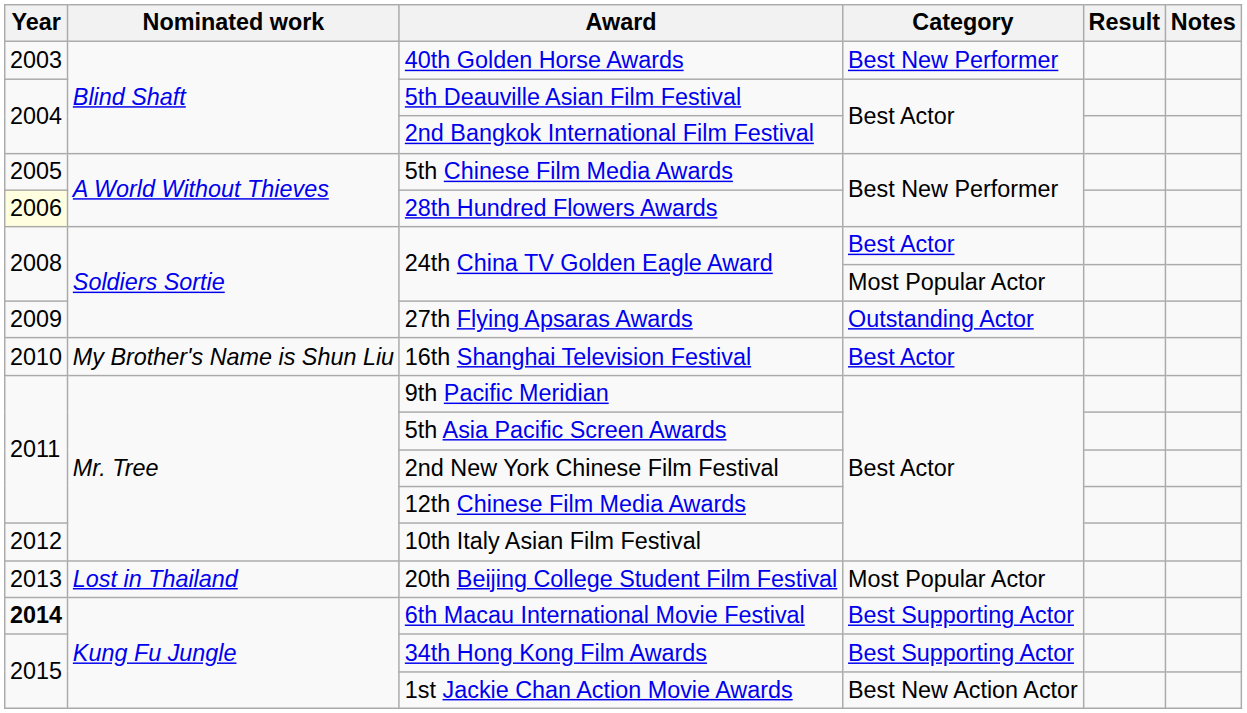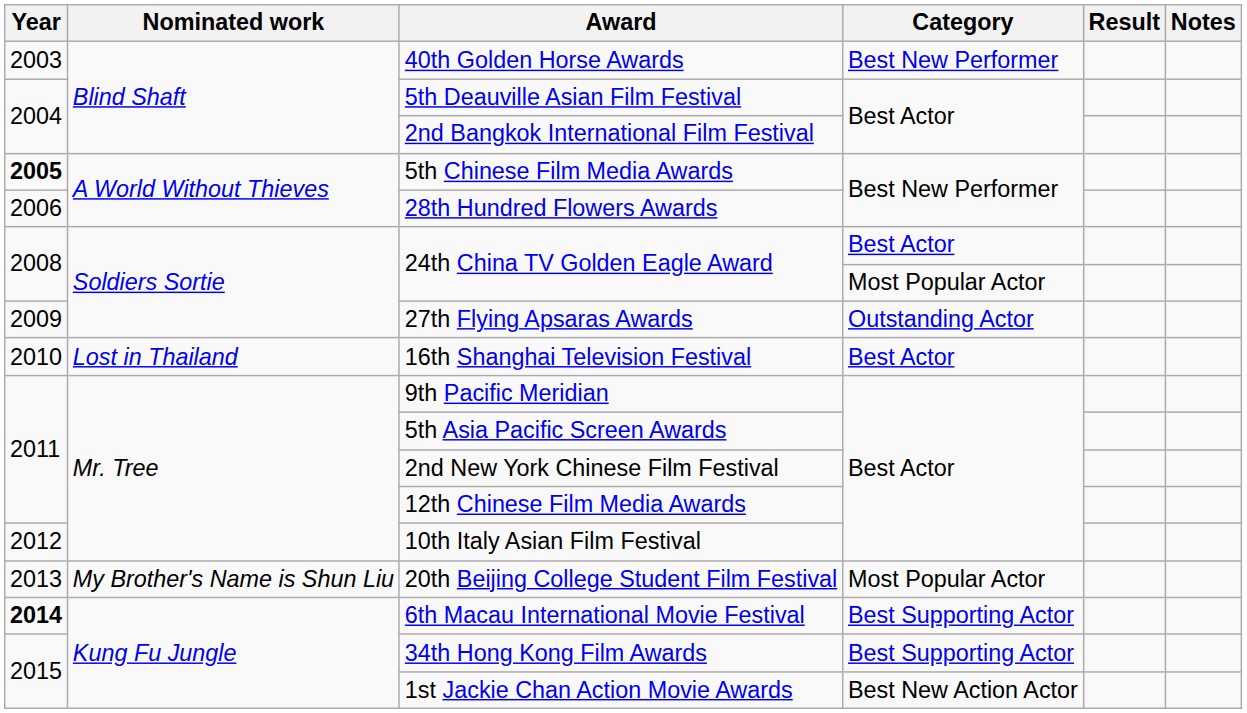(36, 171) normal -> (36, 171) bold
(36, 208) lightyellow background -> (36, 208) no background
(233, 356) My Brother's Name is Shun Liu -> (155, 356) Lost in Thailand
(155, 578) Lost in Thailand -> (233, 578) My Brother's Name is Shun Liu
